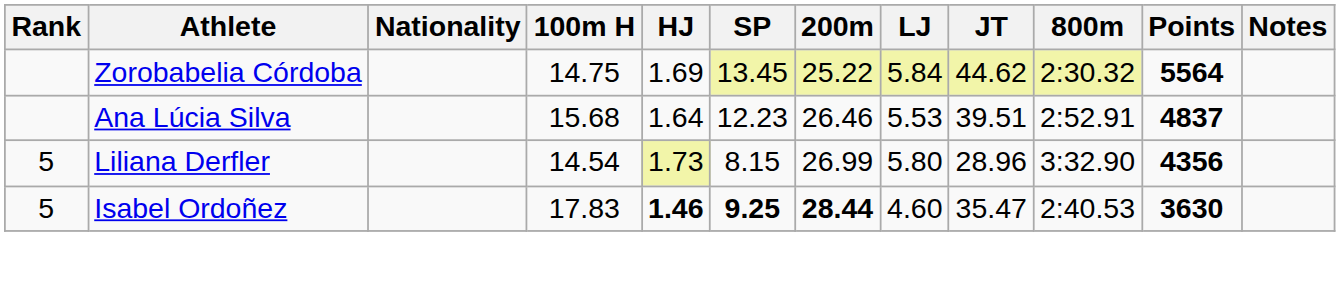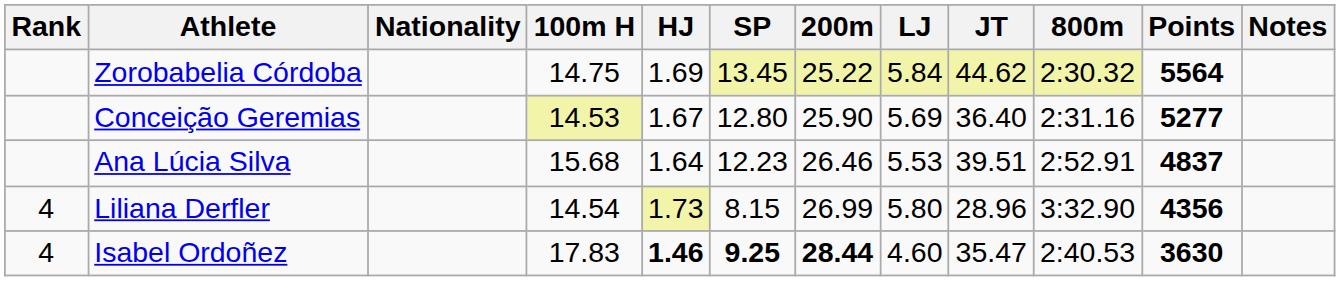+ row: (227, 117)
(46, 162) 5 -> (46, 207) 4
(46, 207) 5 -> (46, 252) 4
